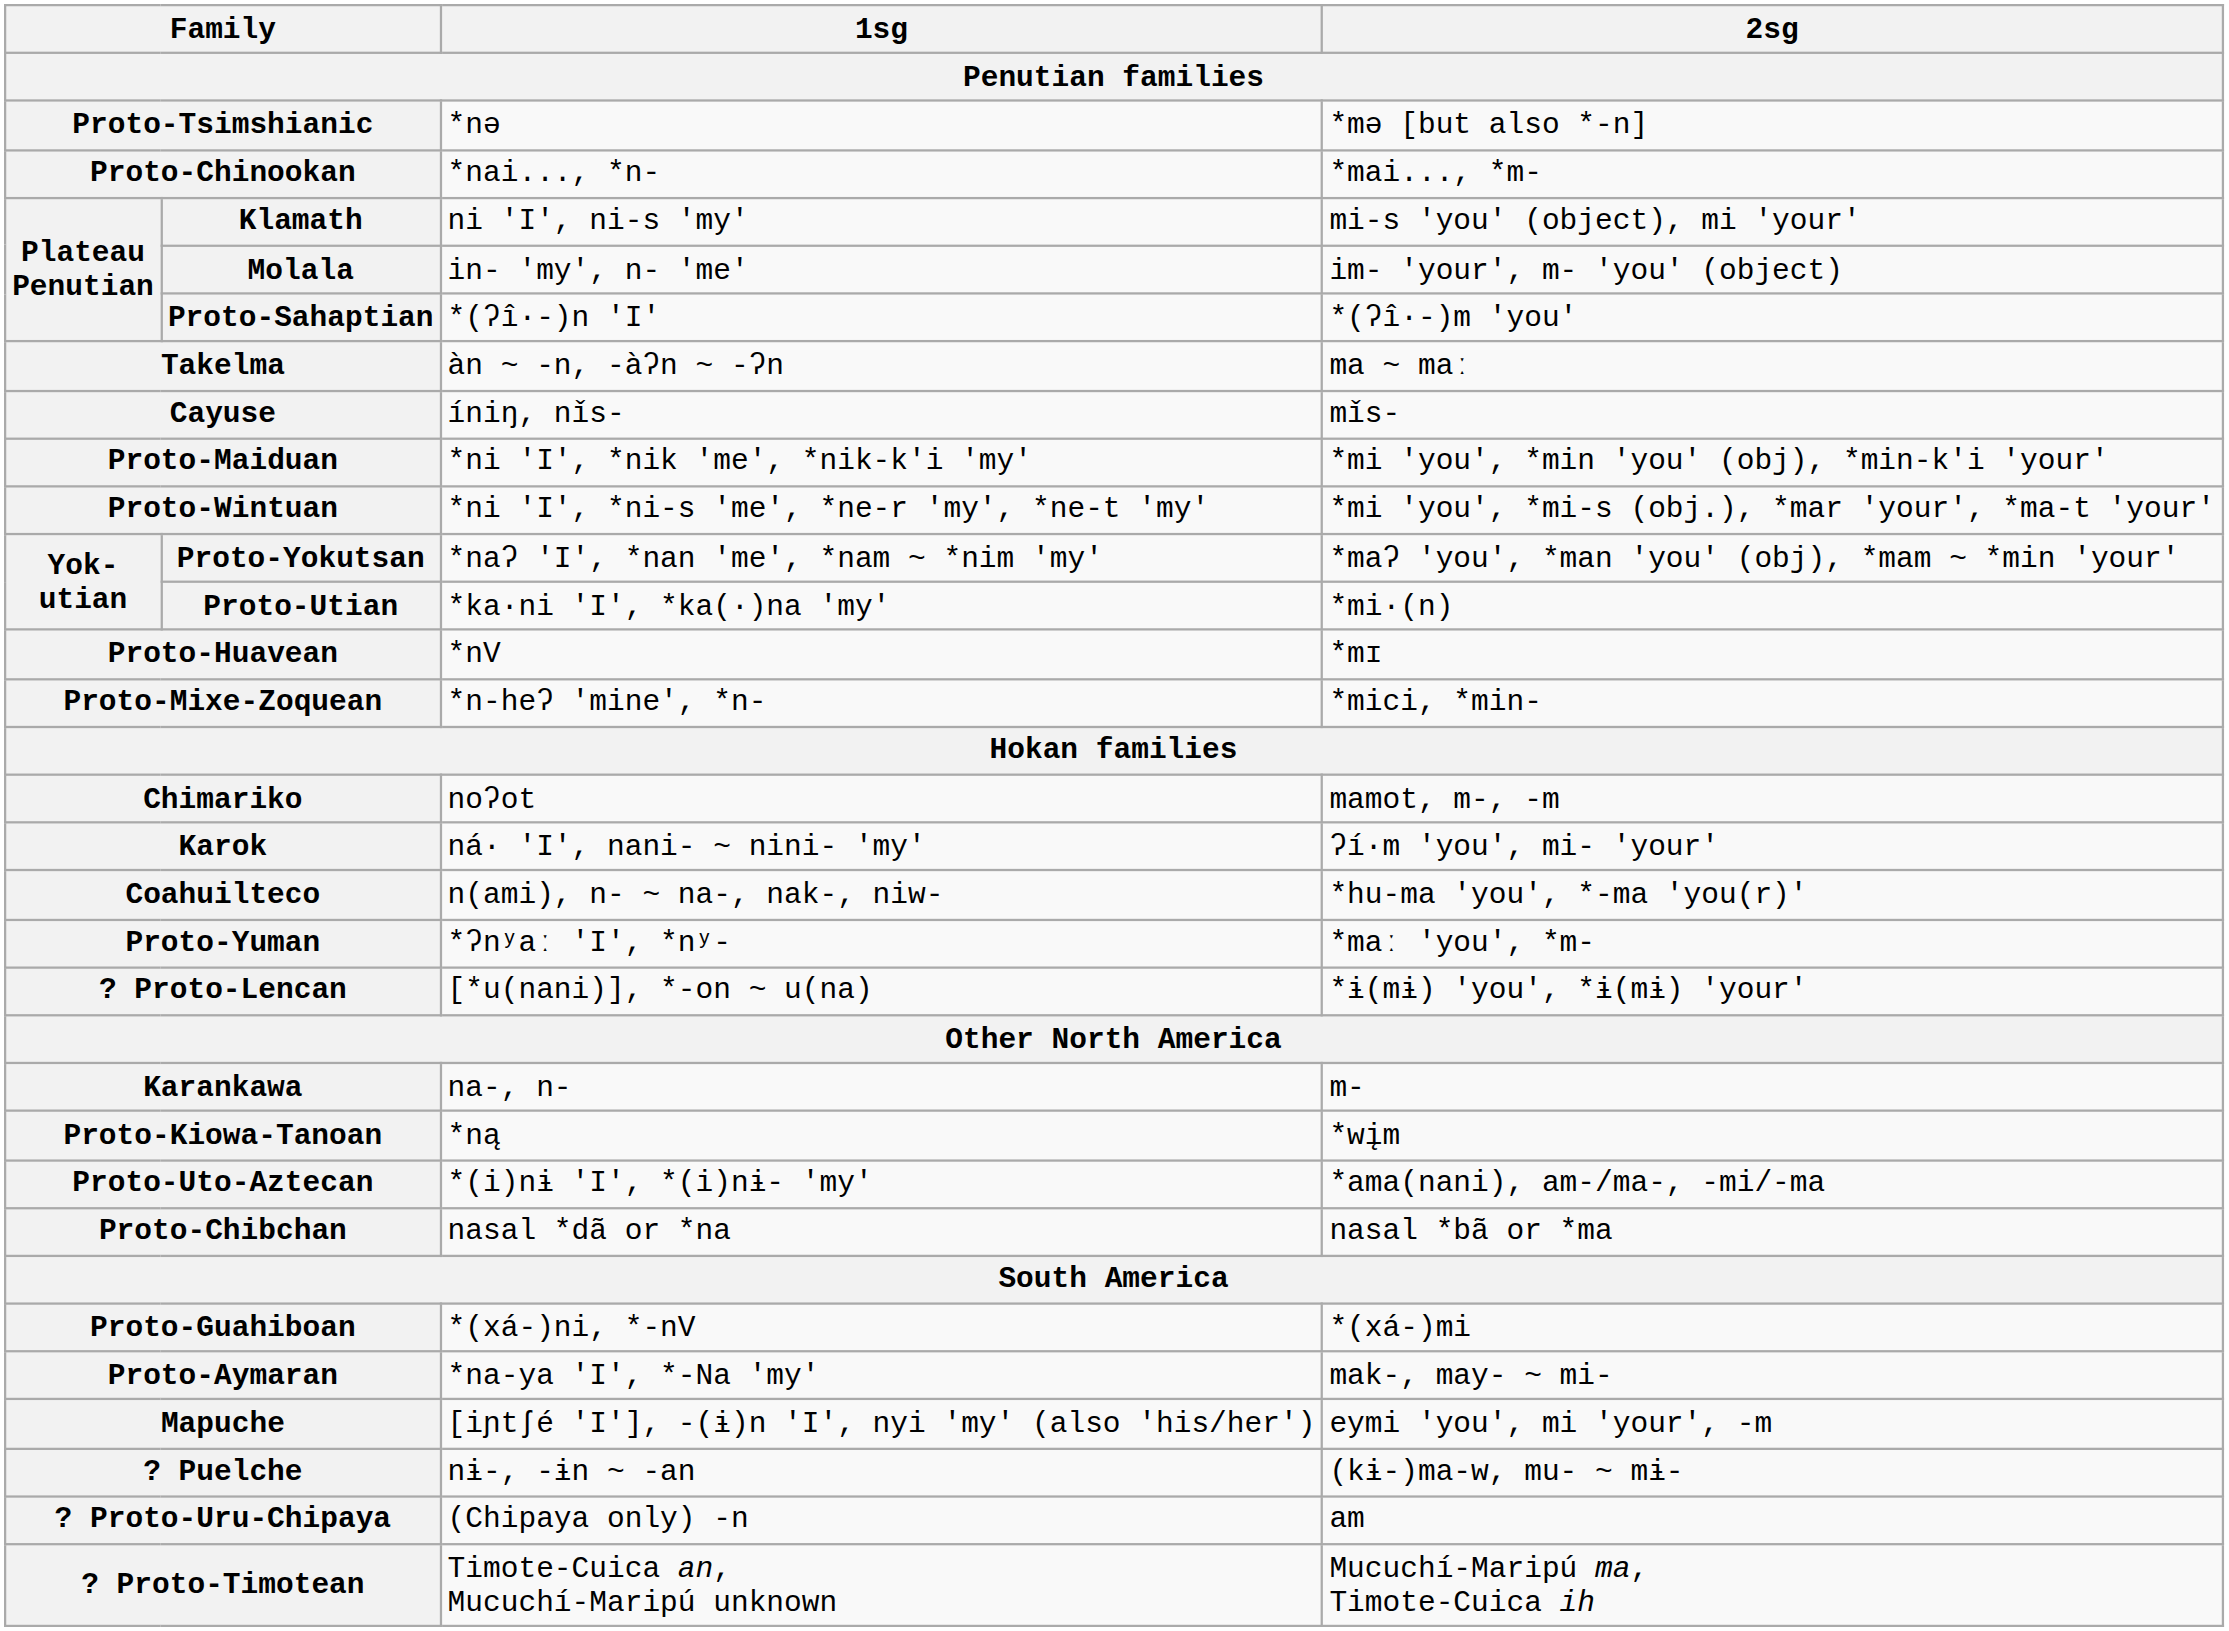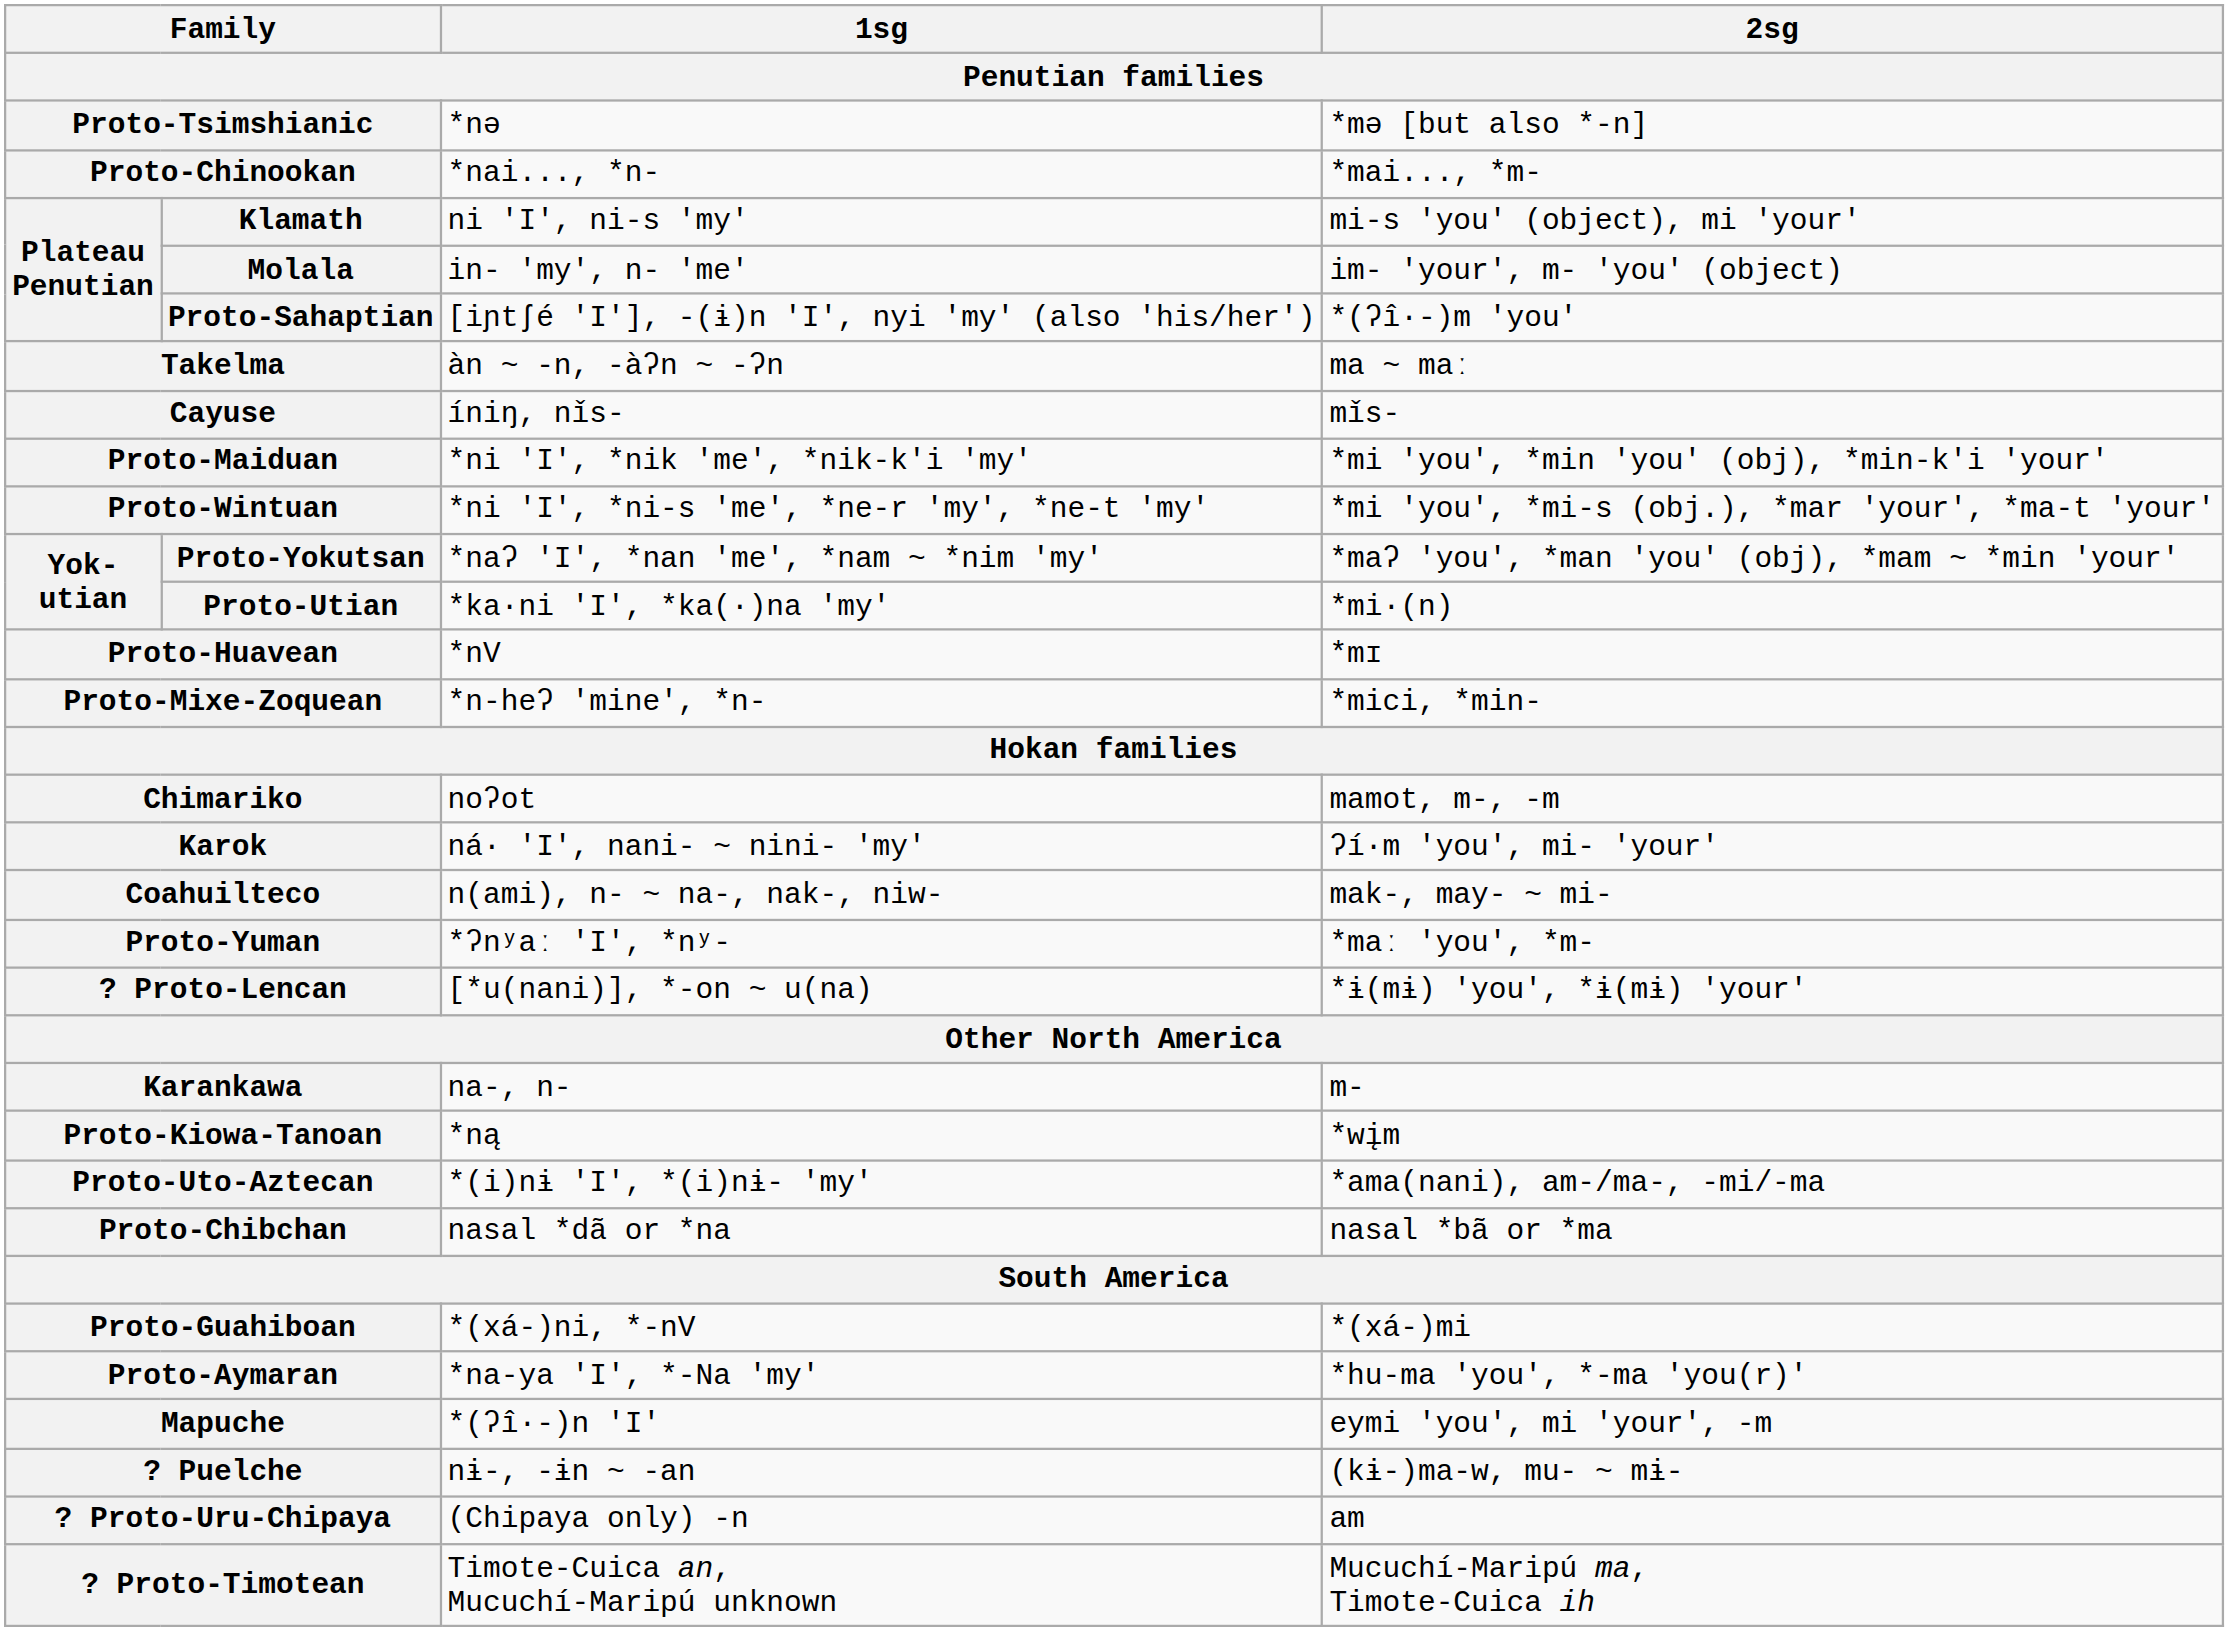(554, 318) *(ʔî·-)n 'I' -> (881, 318) [iɲtʃé 'I'], -(ɨ)n 'I', nyi 'my' (also 'his/her')
(1568, 895) *hu-ma 'you', *-ma 'you(r)' -> (1471, 895) mak-, may- ~ mi-
(1471, 1376) mak-, may- ~ mi- -> (1568, 1376) *hu-ma 'you', *-ma 'you(r)'
(881, 1424) [iɲtʃé 'I'], -(ɨ)n 'I', nyi 'my' (also 'his/her') -> (554, 1424) *(ʔî·-)n 'I'
